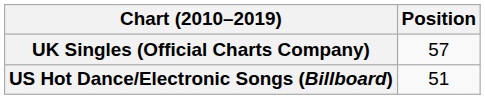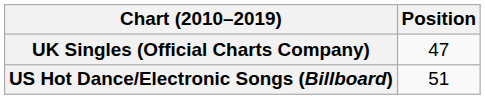(439, 49) 57 -> (439, 49) 47
